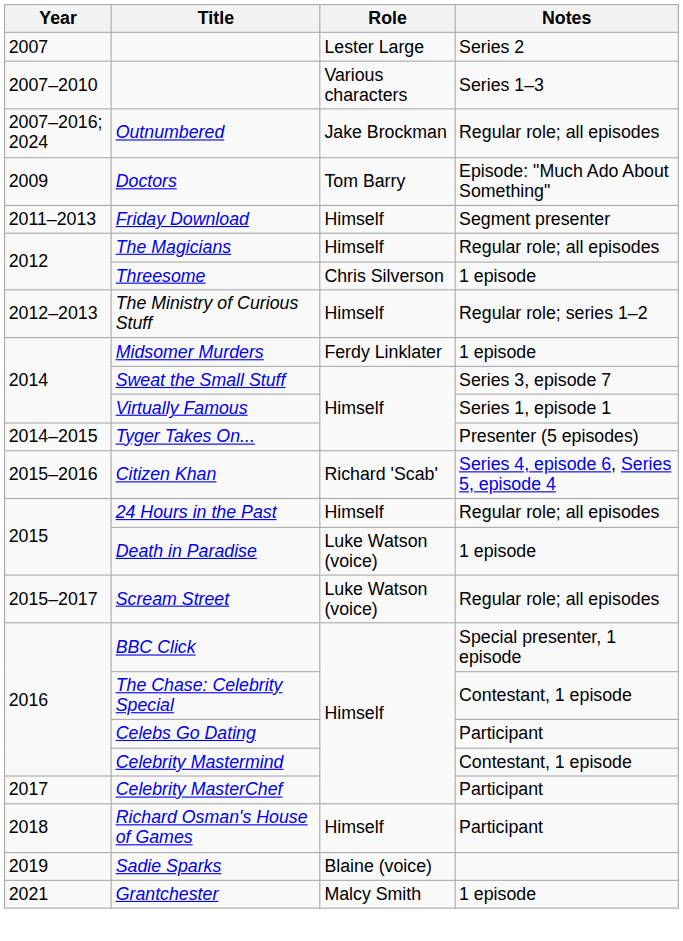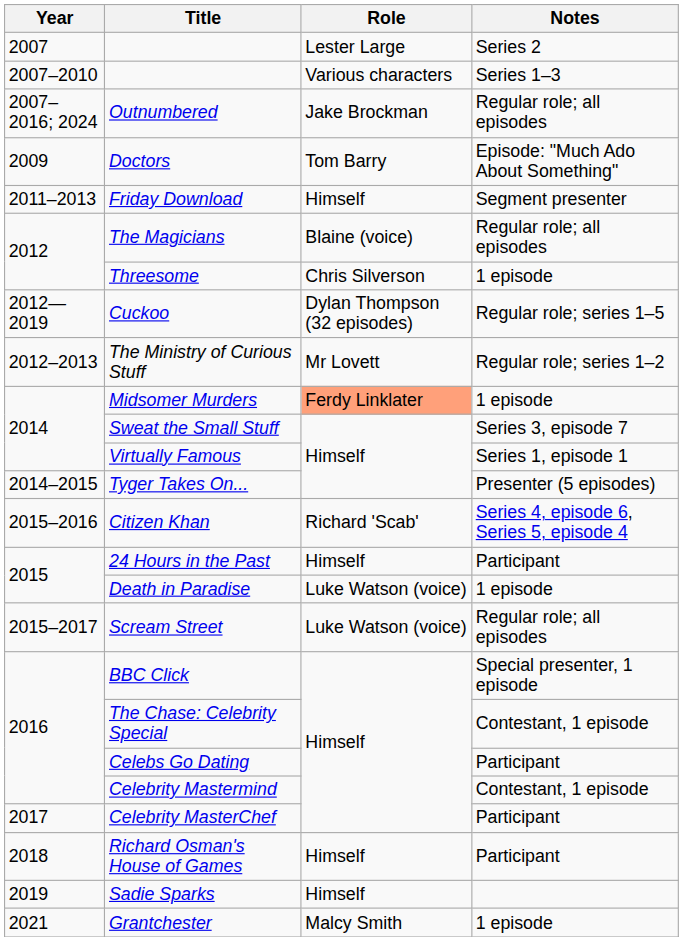(354, 247) Himself -> (359, 237) Blaine (voice)
+ row: (37, 313)
(354, 313) Himself -> (342, 361) Mr Lovett
(383, 351) no background -> (364, 400) lightsalmon background
(559, 512) Regular role; all episodes -> (518, 560) Participant
(378, 866) Blaine (voice) -> (335, 894) Himself
